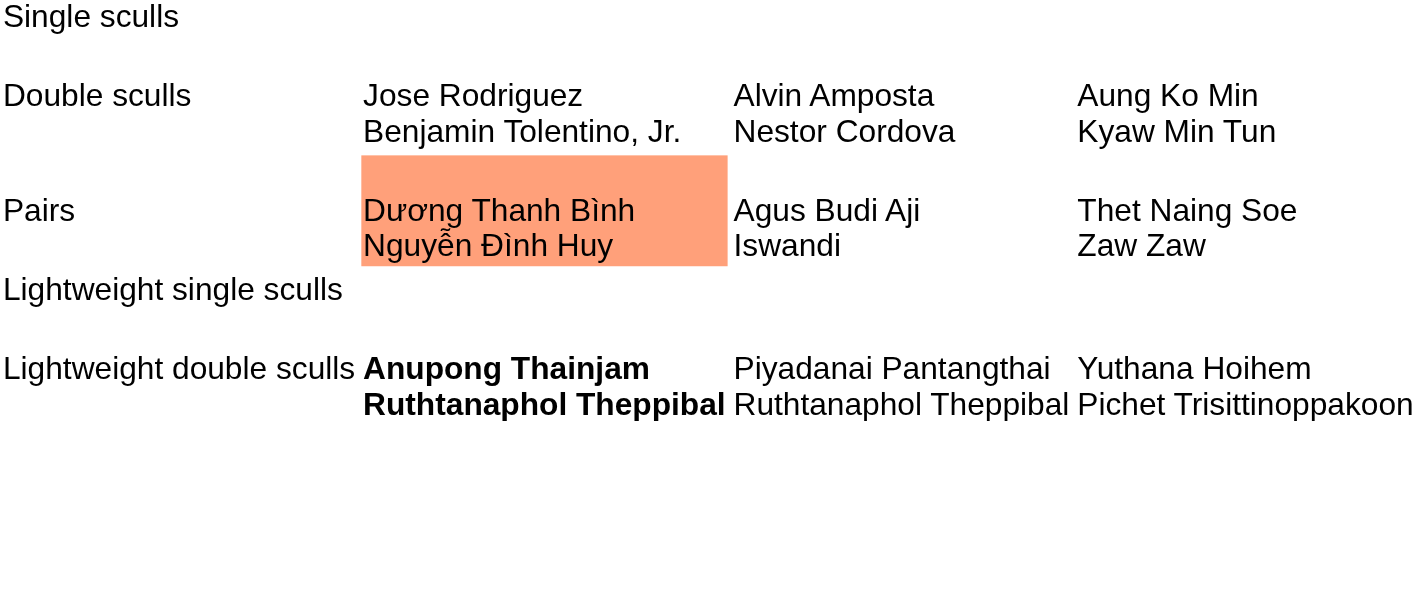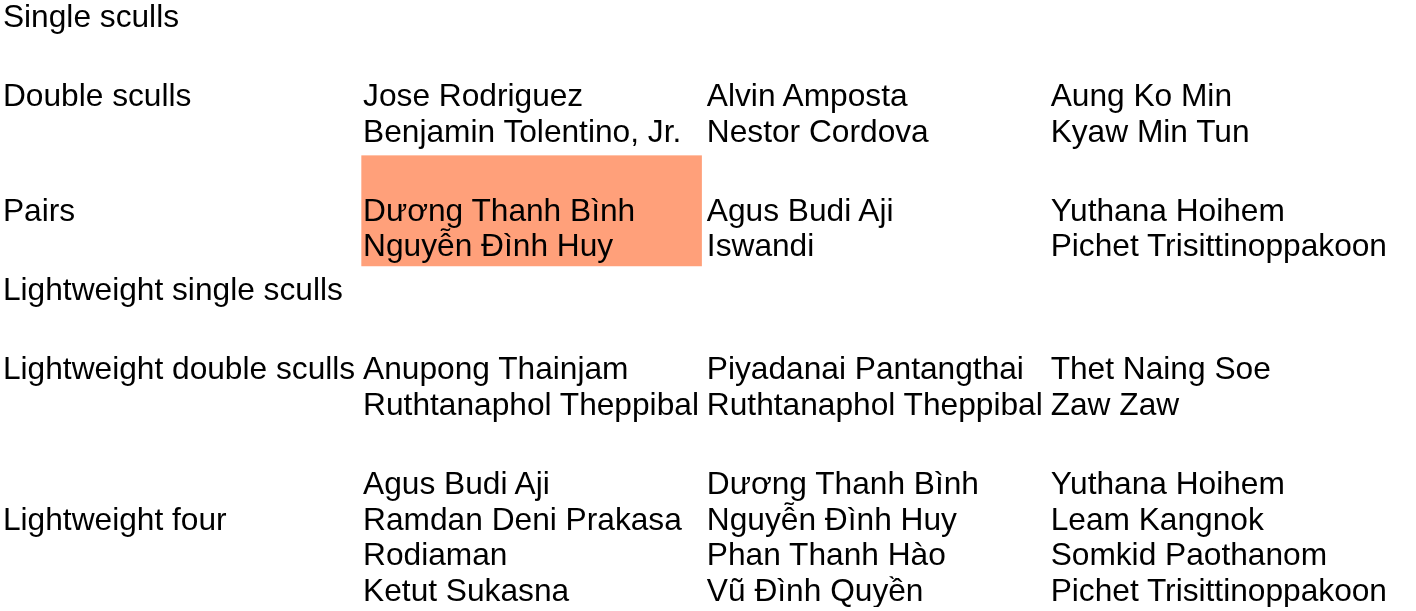(1187, 228) Thet Naing Soe Zaw Zaw -> (1219, 228) Yuthana Hoihem Pichet Trisittinoppakoon
(544, 386) bold -> (531, 386) normal
(1245, 386) Yuthana Hoihem Pichet Trisittinoppakoon -> (1161, 386) Thet Naing Soe Zaw Zaw
+ row: (115, 519)
